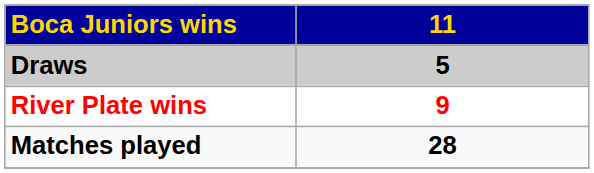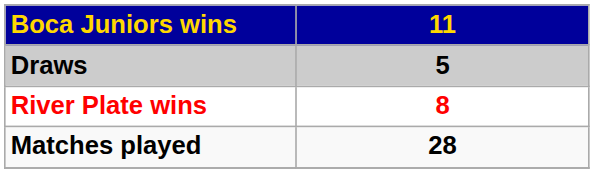(442, 106) 9 -> (442, 106) 8
